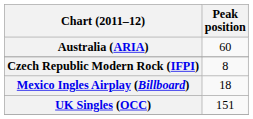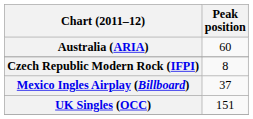(225, 85) 18 -> (225, 85) 37
